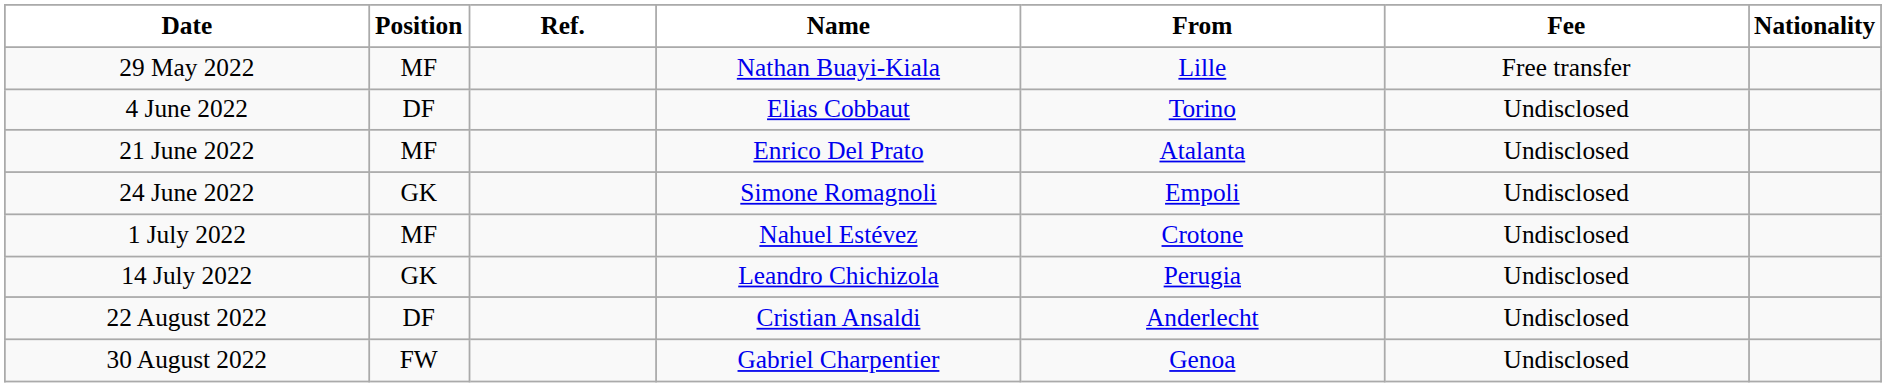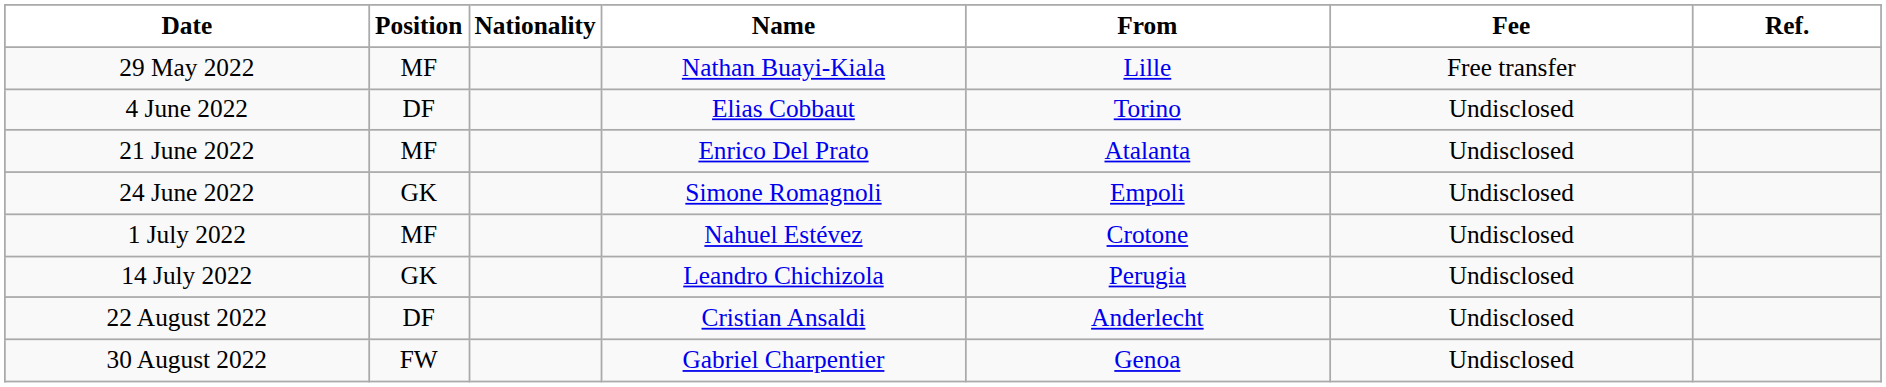columns swapped: (1815, 25) <-> (563, 25)
